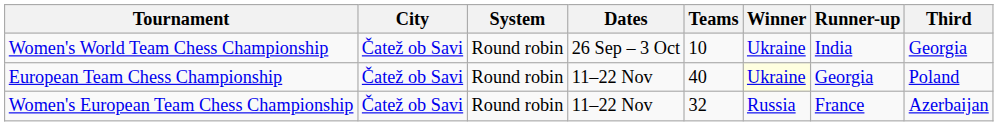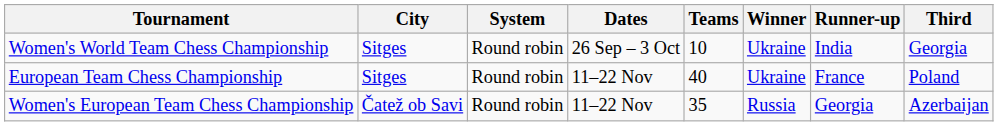(413, 47) Čatež ob Savi -> (384, 47) Sitges
(413, 76) Čatež ob Savi -> (384, 76) Sitges
(776, 76) lightyellow background -> (776, 76) no background
(844, 76) Georgia -> (840, 76) France
(698, 105) 32 -> (698, 105) 35
(840, 105) France -> (844, 105) Georgia
